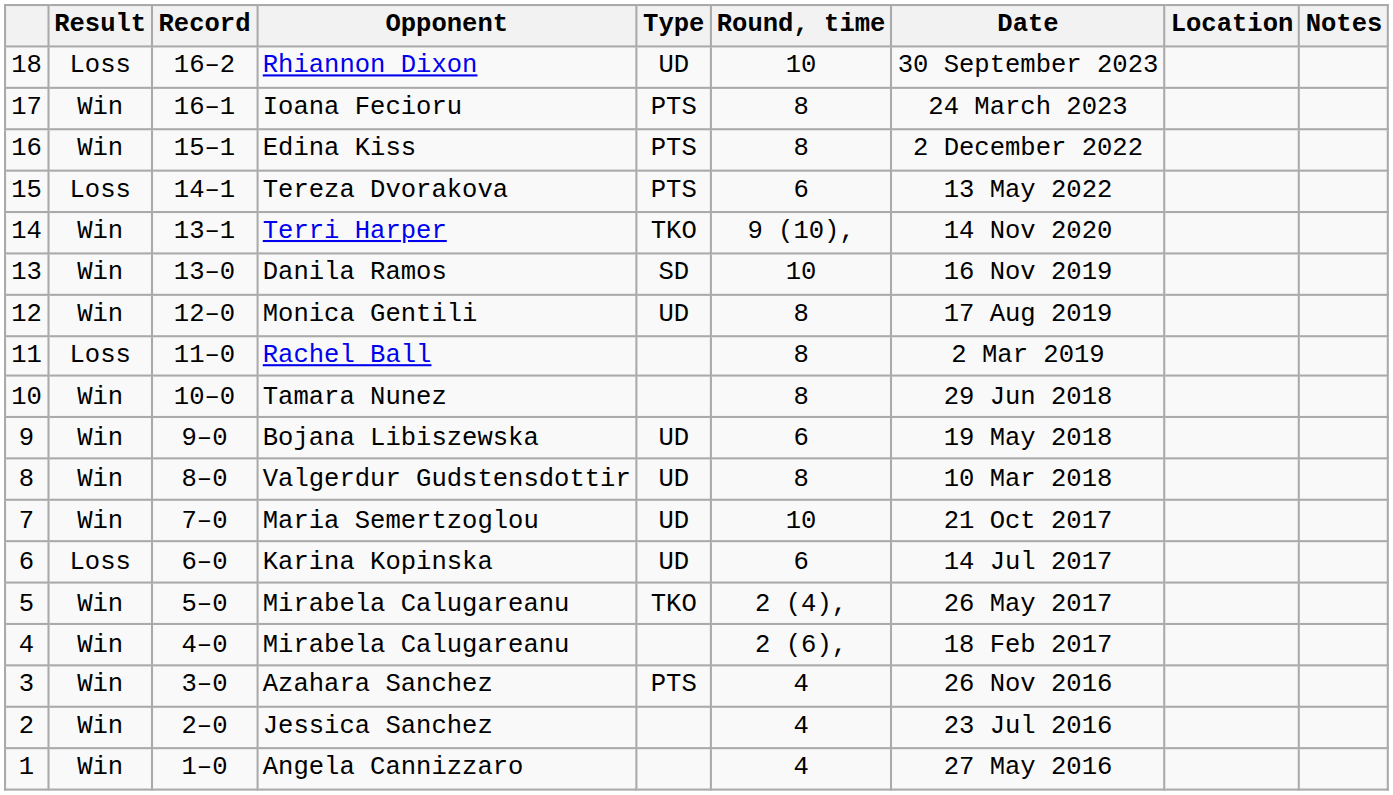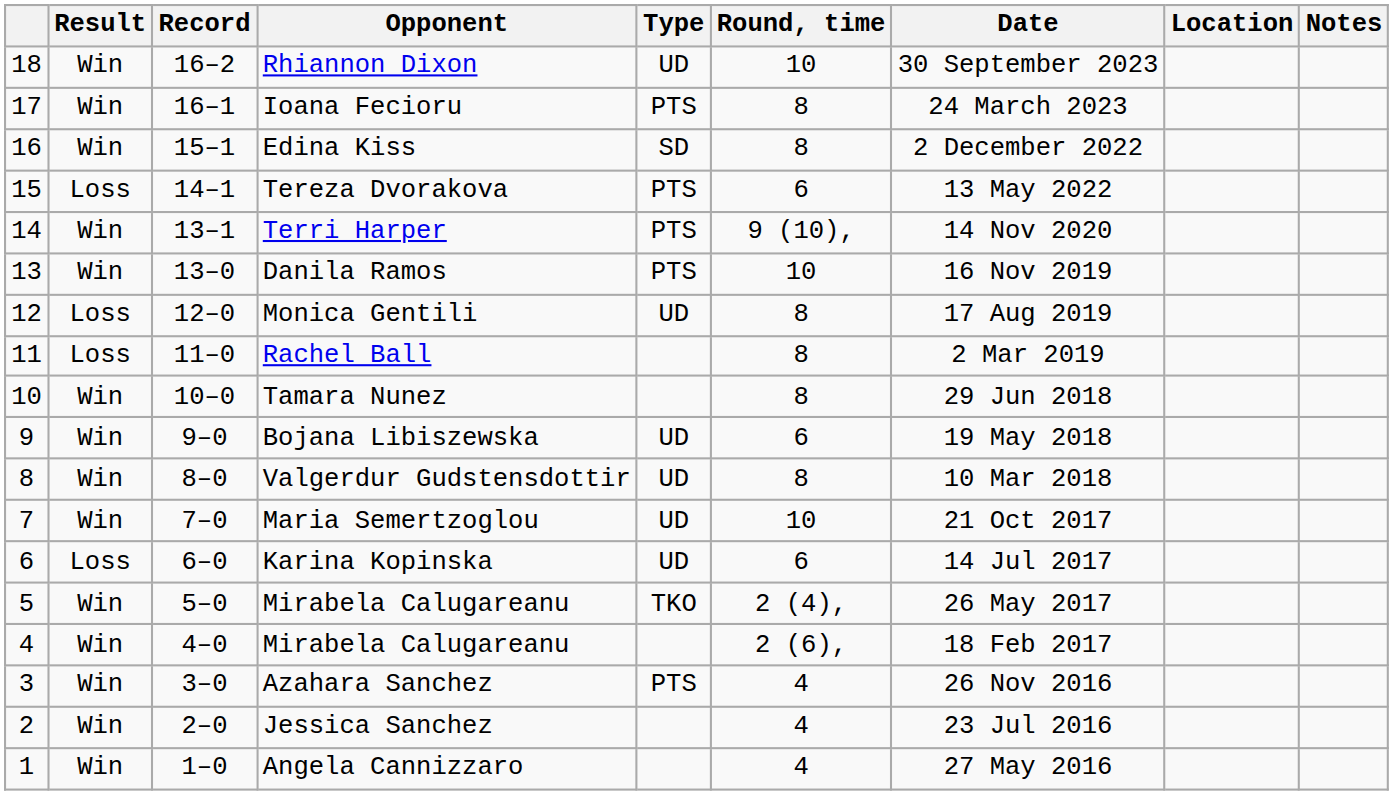(100, 67) Loss -> (100, 67) Win
(674, 150) PTS -> (674, 150) SD
(674, 232) TKO -> (674, 232) PTS
(674, 274) SD -> (674, 274) PTS
(100, 315) Win -> (100, 315) Loss
